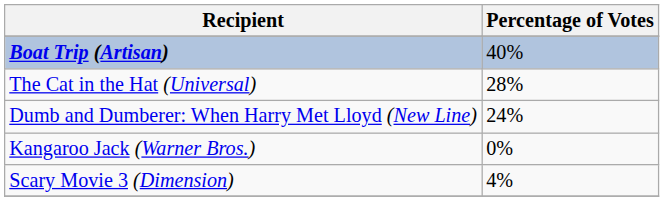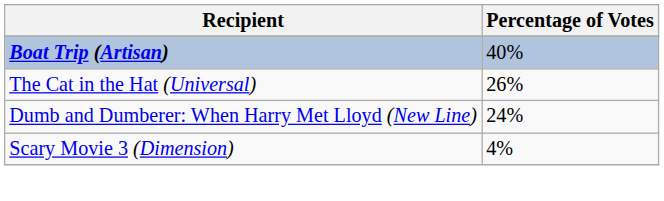(505, 84) 28% -> (505, 84) 26%
- row: (132, 148)
